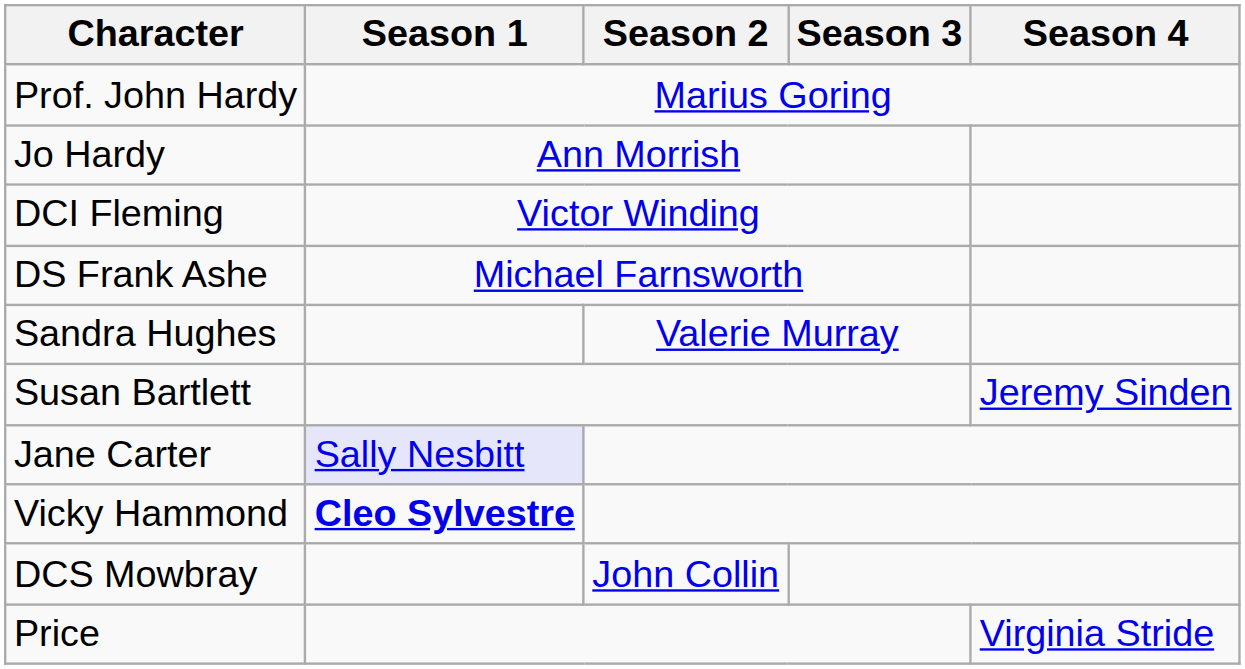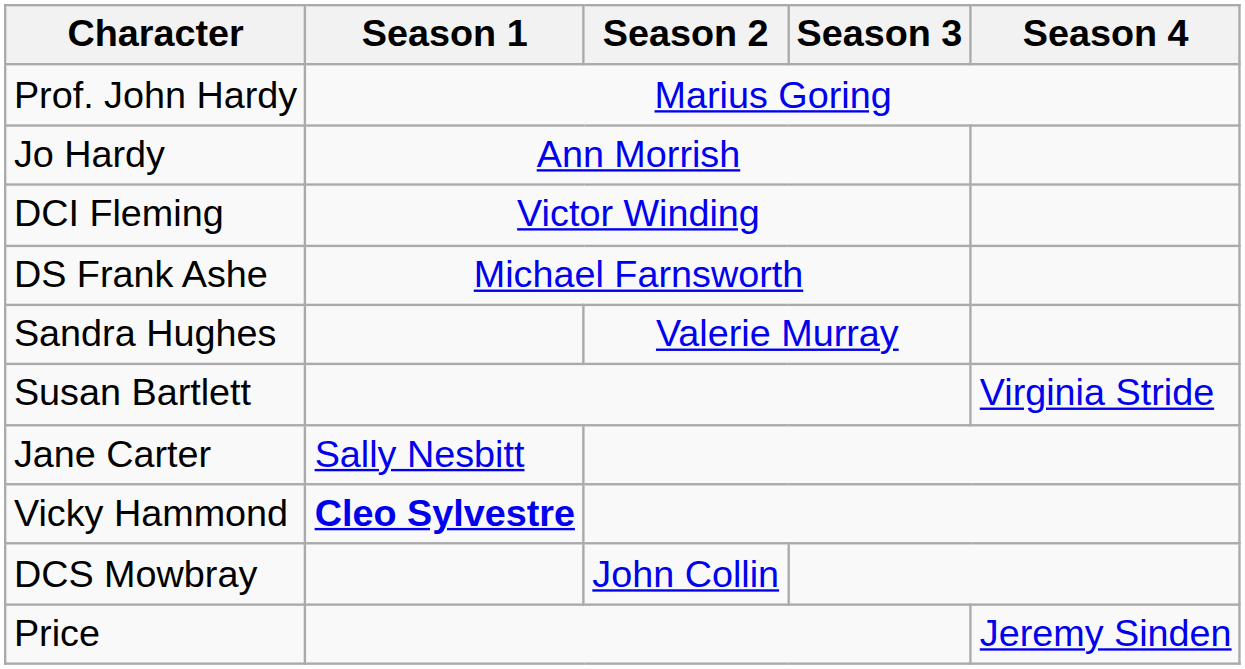(1106, 393) Jeremy Sinden -> (1097, 393) Virginia Stride
(420, 453) lavender background -> (420, 453) no background
(1097, 633) Virginia Stride -> (1106, 633) Jeremy Sinden
